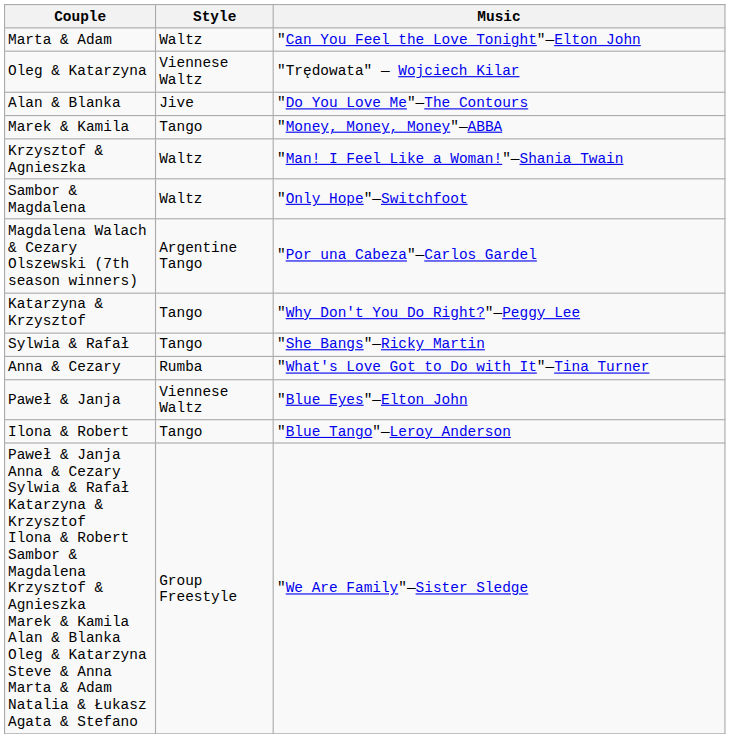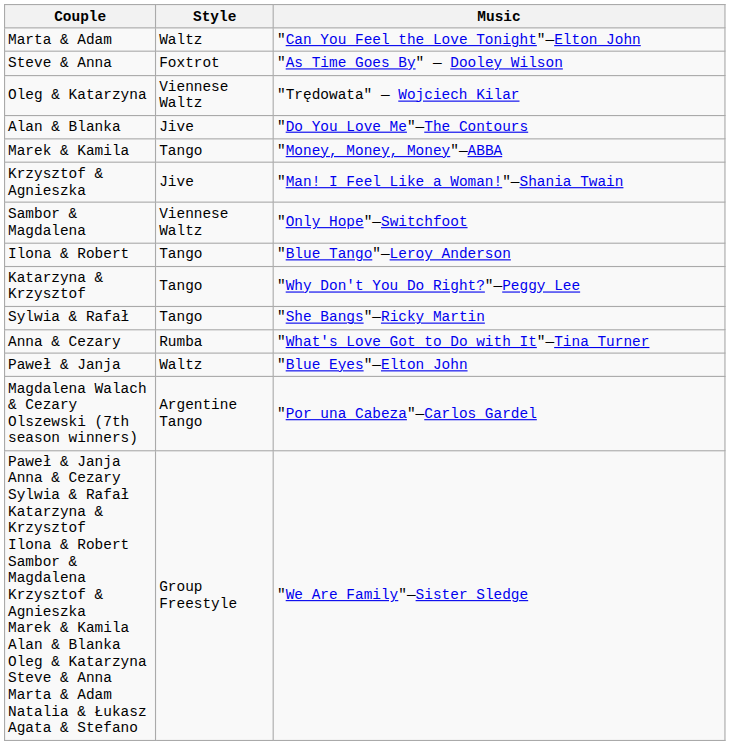+ row: (60, 63)
(181, 159) Waltz -> (176, 182) Jive
(181, 199) Waltz -> (194, 223) Viennese Waltz
rows swapped: (69, 432) <-> (77, 256)
(194, 400) Viennese Waltz -> (181, 365) Waltz
